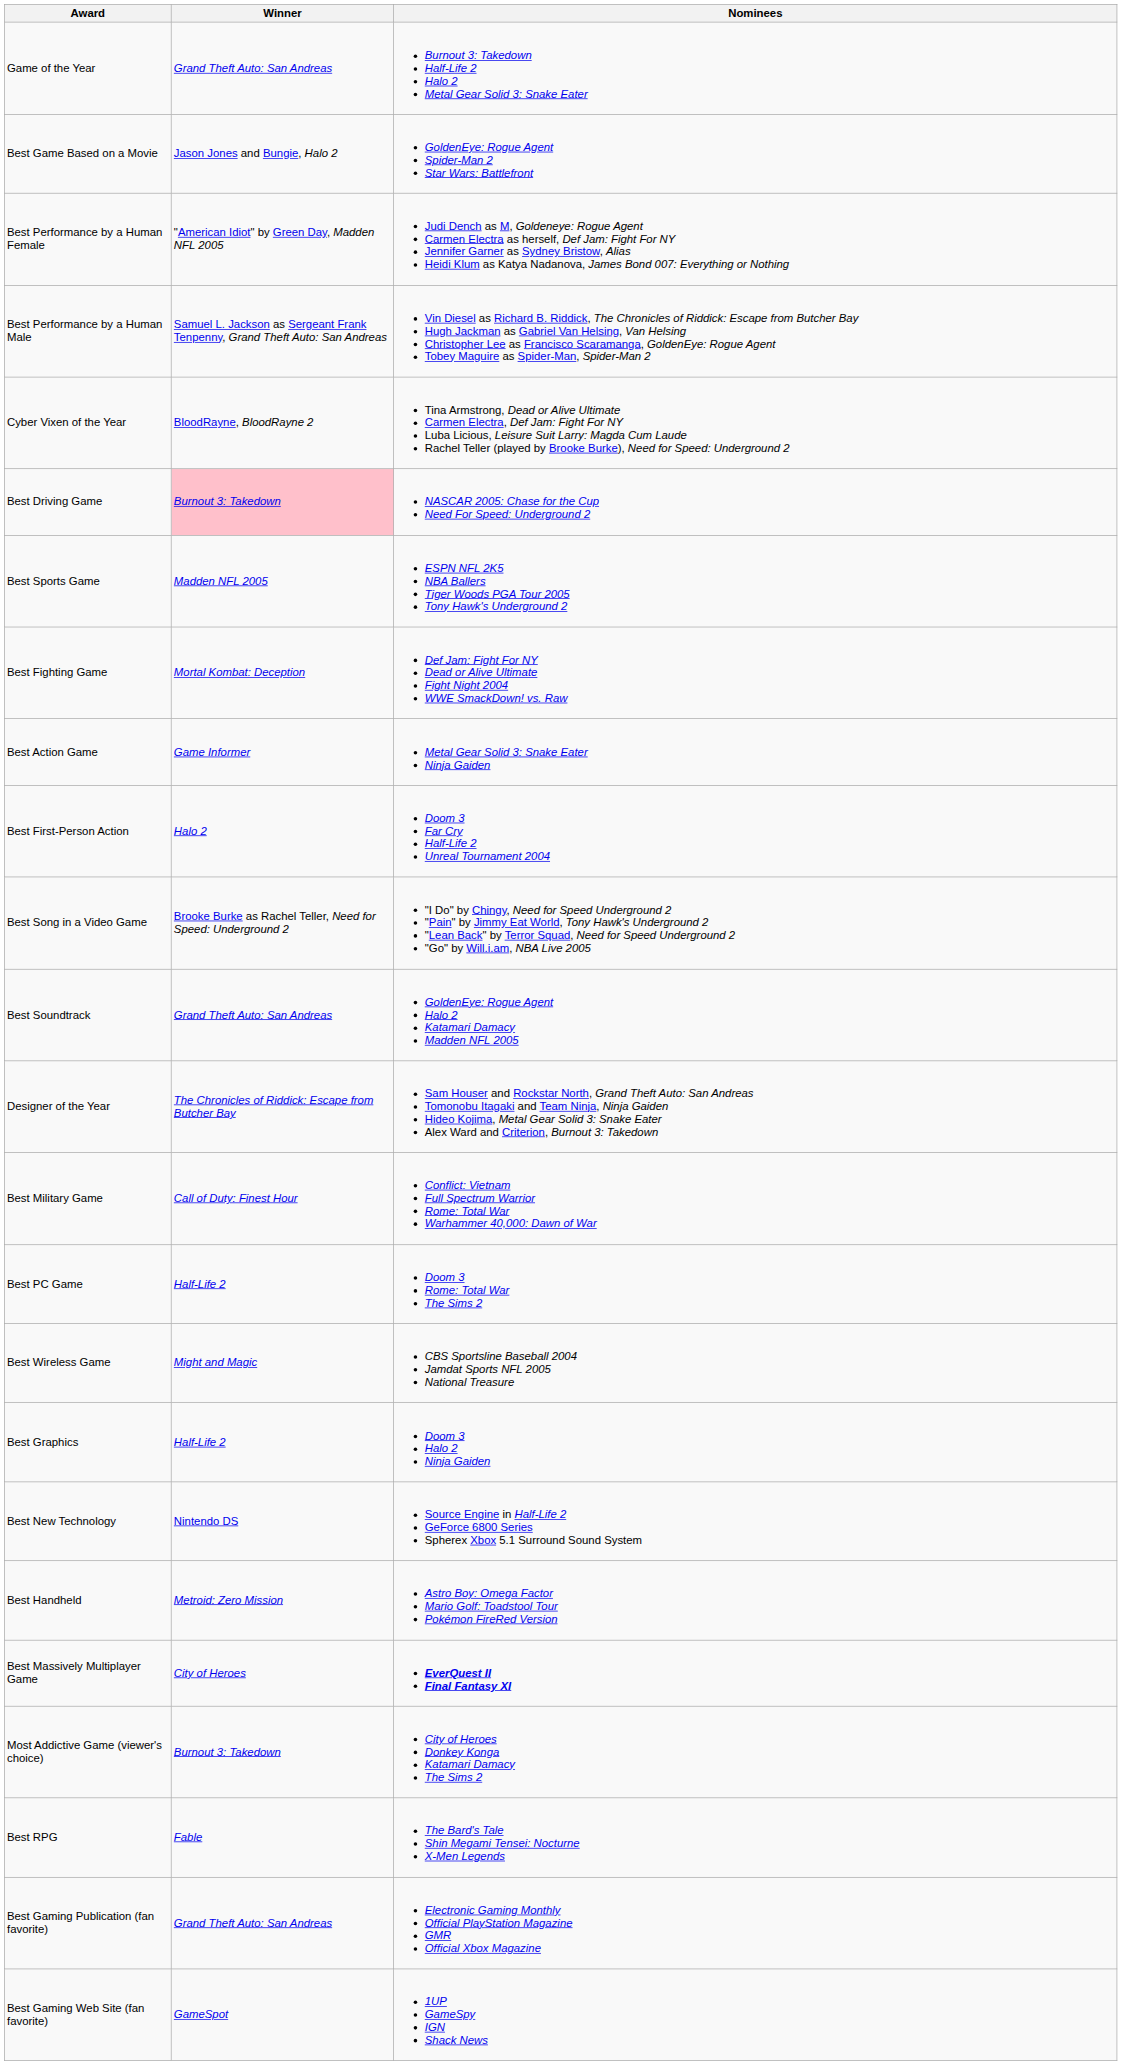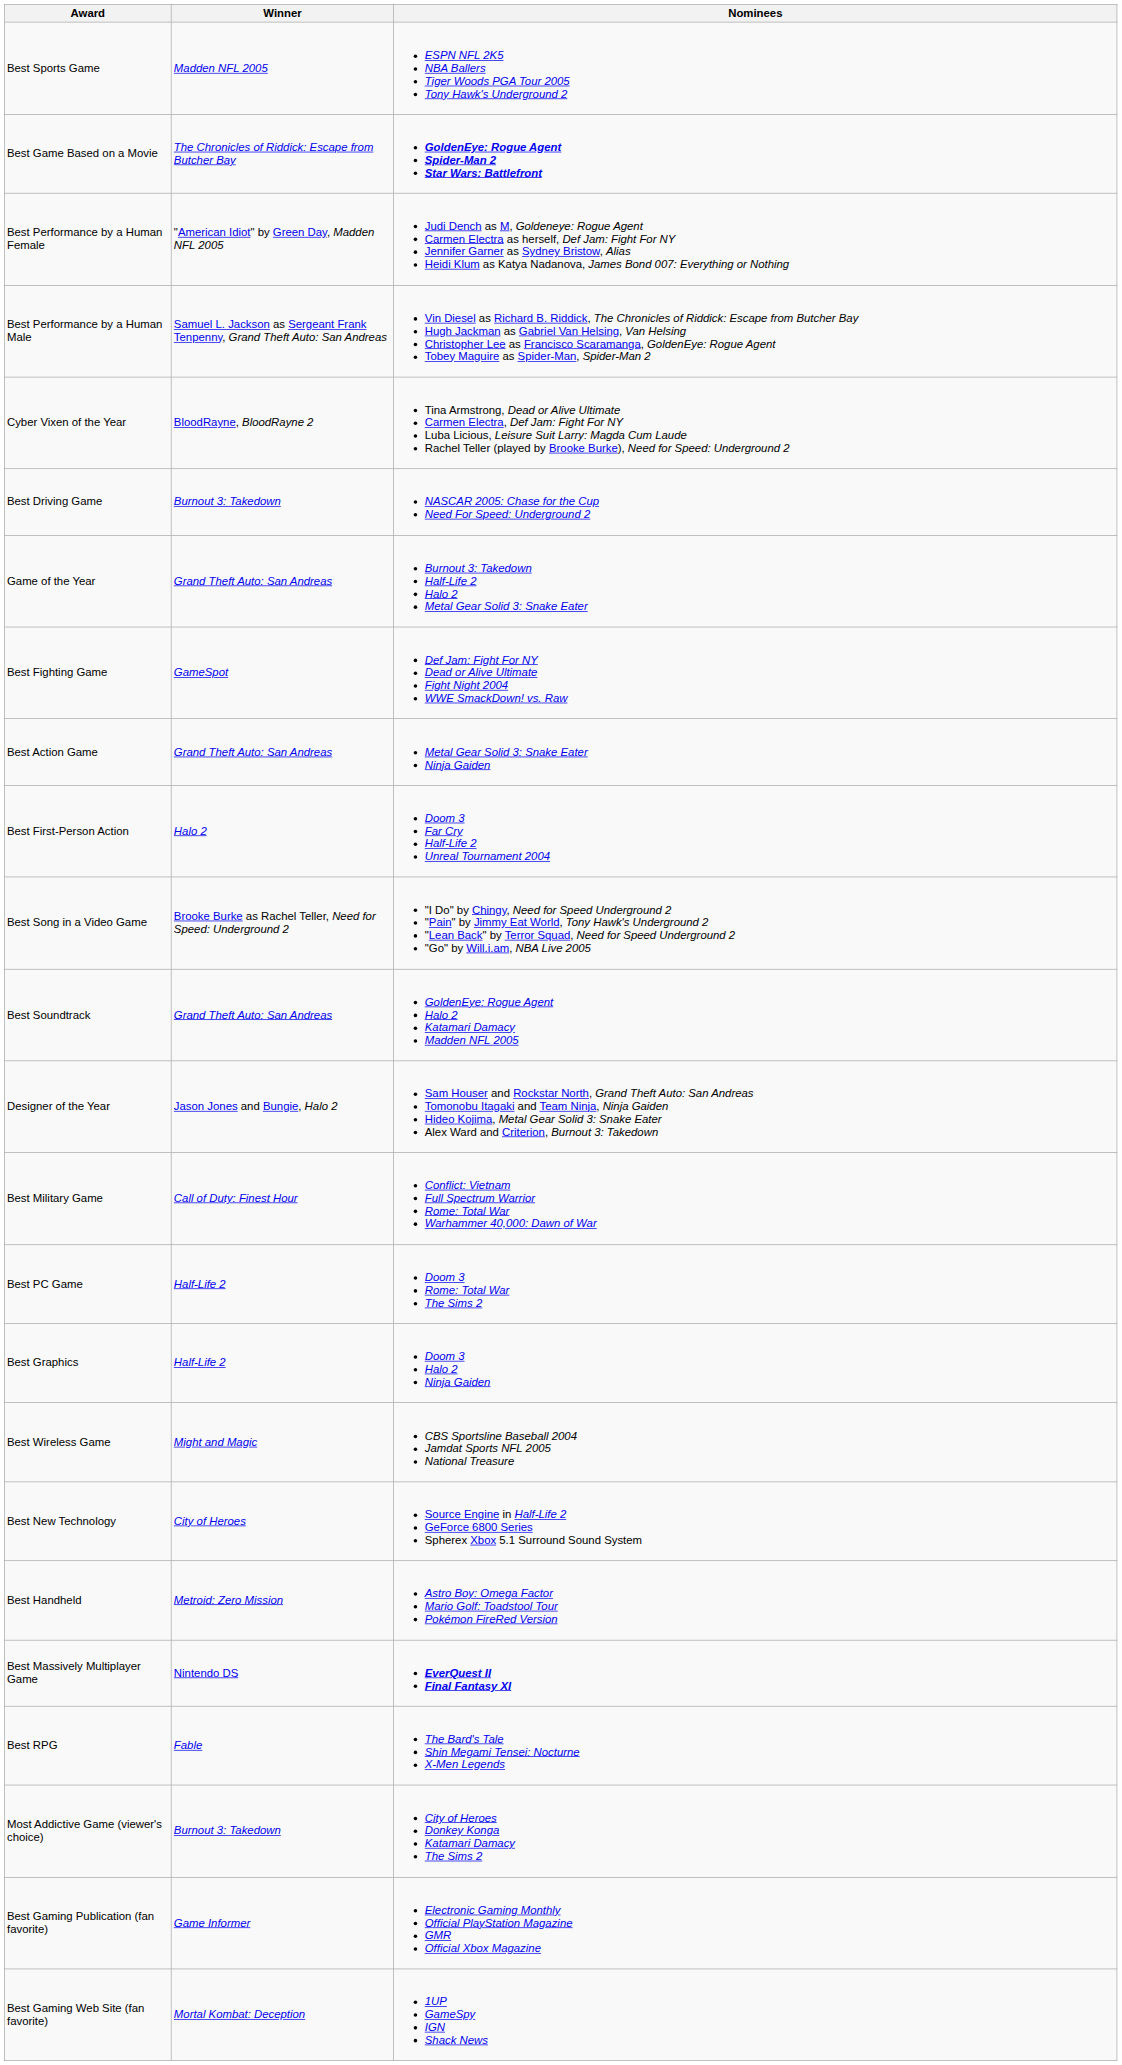rows swapped: (51, 68) <-> (53, 581)
(256, 153) Jason Jones and Bungie, Halo 2 -> (274, 153) The Chronicles of Riddick: Escape from Butcher Bay
(755, 160) normal -> (755, 160) bold
(227, 502) pink background -> (227, 502) no background
(240, 673) Mortal Kombat: Deception -> (201, 673) GameSpot
(212, 752) Game Informer -> (253, 752) Grand Theft Auto: San Andreas
(274, 1106) The Chronicles of Riddick: Escape from Butcher Bay -> (256, 1106) Jason Jones and Bungie, Halo 2
rows swapped: (59, 1363) <-> (43, 1442)
(206, 1521) Nintendo DS -> (210, 1521) City of Heroes
(210, 1673) City of Heroes -> (206, 1673) Nintendo DS
rows swapped: (32, 1837) <-> (84, 1752)
(253, 1923) Grand Theft Auto: San Andreas -> (212, 1923) Game Informer
(201, 2014) GameSpot -> (240, 2014) Mortal Kombat: Deception
